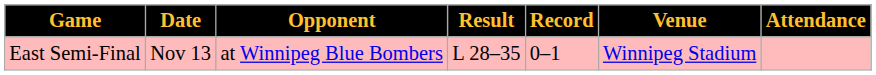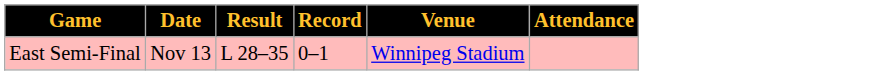- column: (332, 20)
